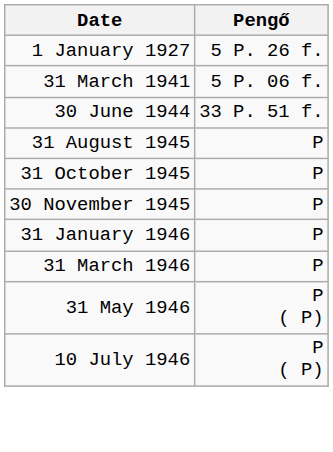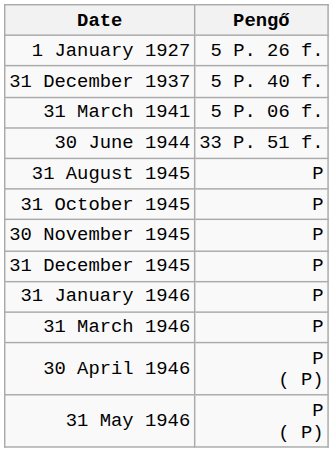+ row: (100, 82)
+ row: (100, 266)
+ row: (117, 369)
- row: (122, 360)
